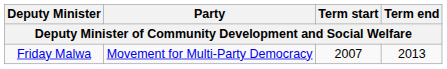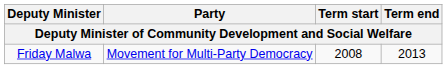(348, 53) 2007 -> (348, 53) 2008
